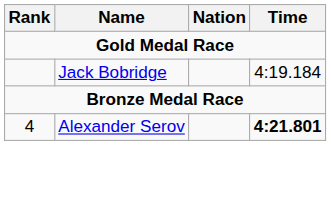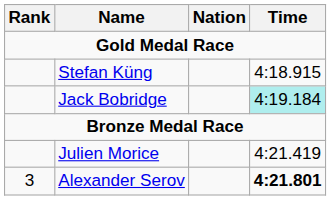+ row: (105, 72)
(288, 72) no background -> (288, 99) paleturquoise background
+ row: (109, 153)
(29, 126) 4 -> (29, 180) 3
